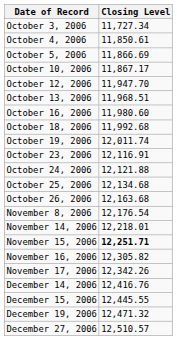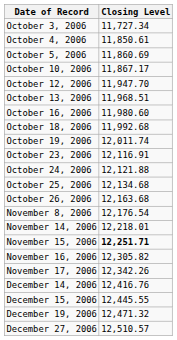(125, 55) 11,866.69 -> (125, 55) 11,860.69
